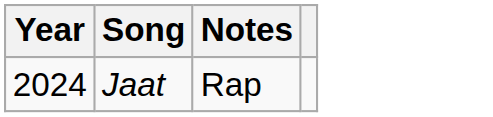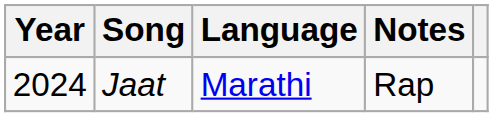+ column: (279, 30)
